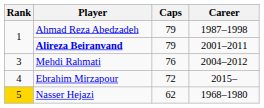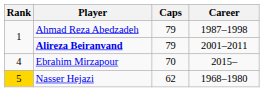- row: (68, 62)
(171, 78) 72 -> (171, 62) 70
